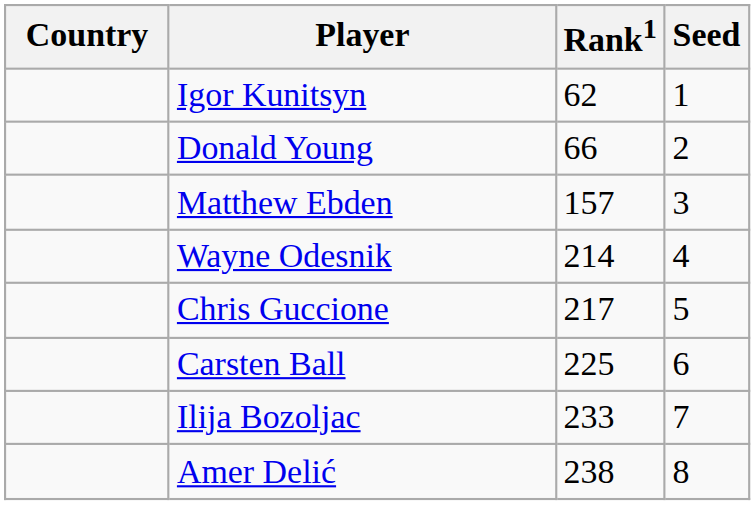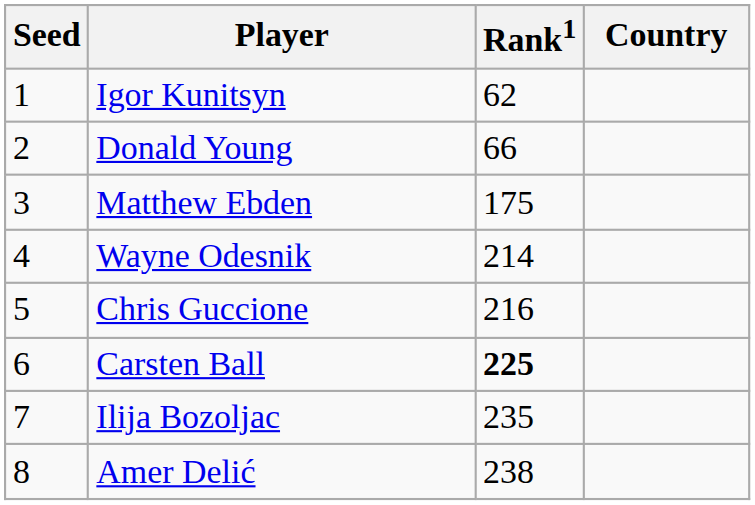columns swapped: (87, 35) <-> (706, 35)
(589, 201) 157 -> (508, 201) 175
(589, 309) 217 -> (508, 309) 216
(589, 363) normal -> (508, 363) bold
(589, 417) 233 -> (508, 417) 235
